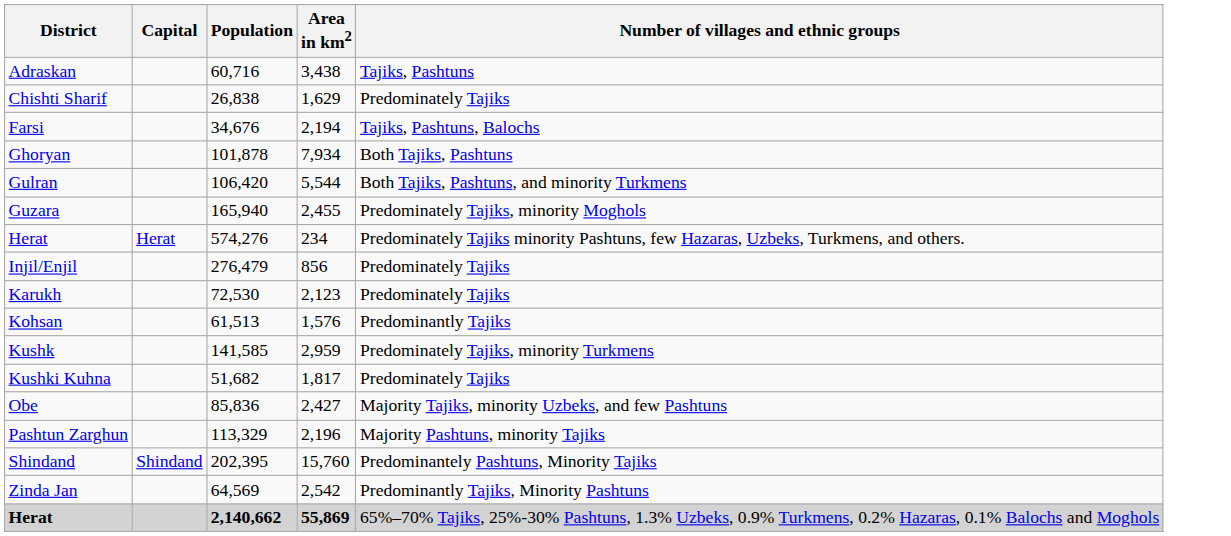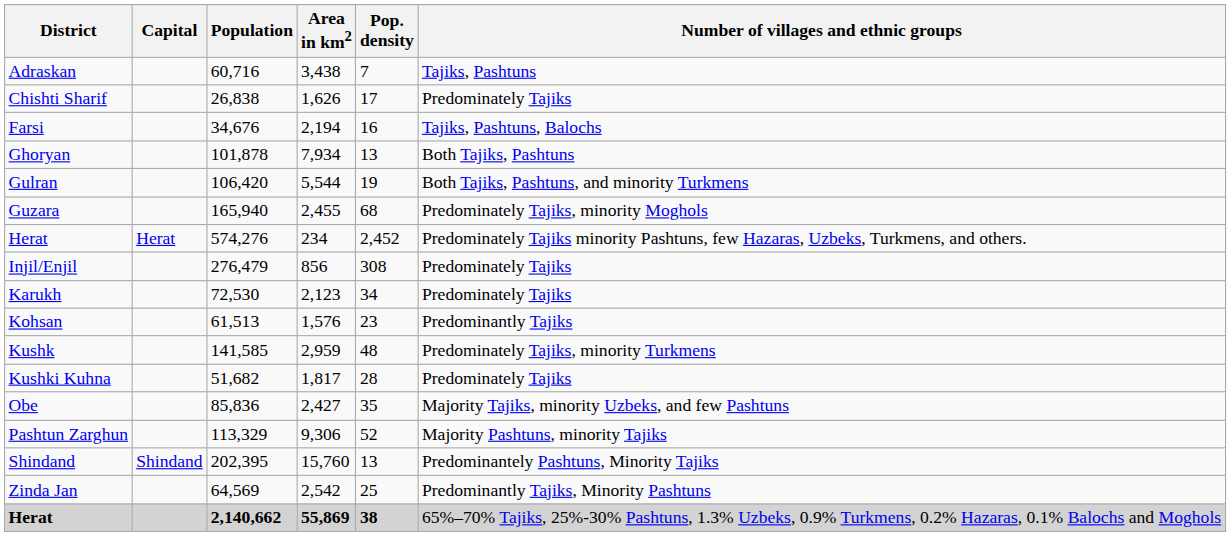+ column: (387, 30)
(321, 98) 1,629 -> (321, 98) 1,626
(321, 433) 2,196 -> (321, 433) 9,306
